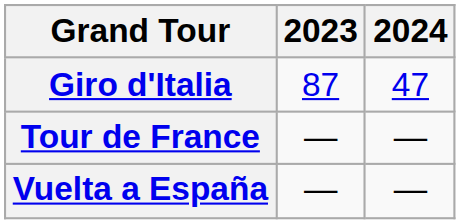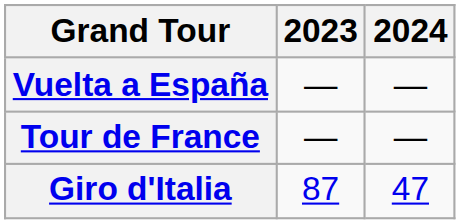rows swapped: (140, 84) <-> (140, 190)
